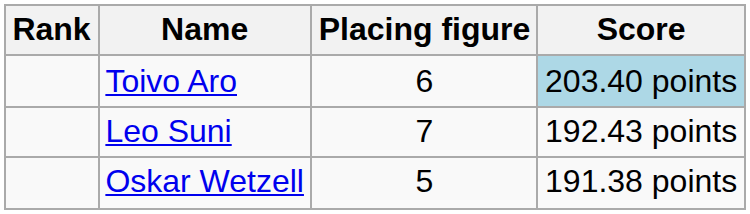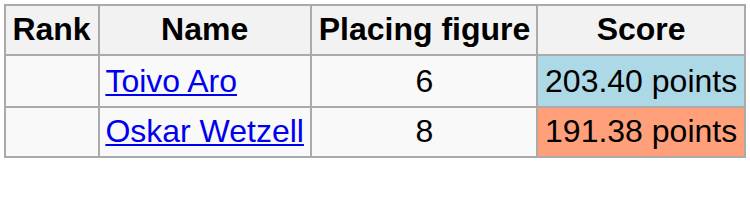- row: (169, 131)
(424, 182) 5 -> (424, 131) 8
(641, 182) no background -> (641, 131) lightsalmon background
